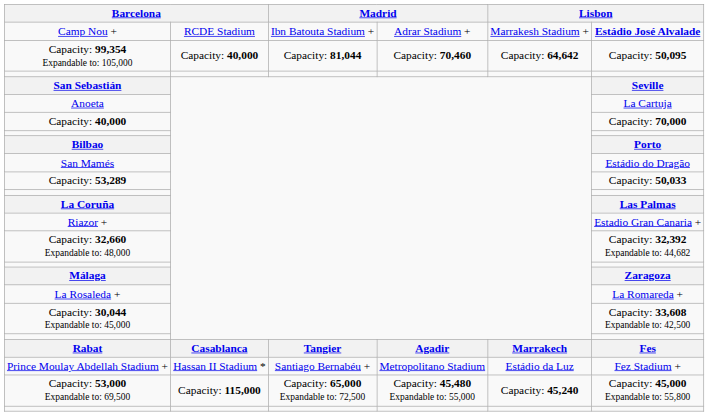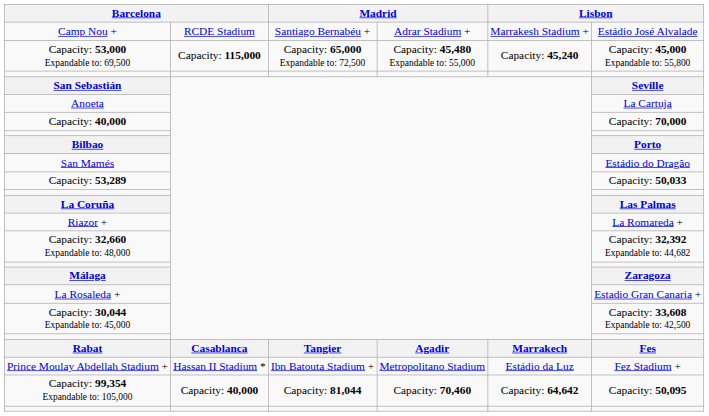(323, 31) Ibn Batouta Stadium + -> (323, 31) Santiago Bernabéu +
(648, 31) bold -> (648, 31) normal
rows swapped: (87, 55) <-> (87, 390)
(648, 222) Estadio Gran Canaria + -> (648, 222) La Romareda +
(648, 294) La Romareda + -> (648, 294) Estadio Gran Canaria +
(323, 366) Santiago Bernabéu + -> (323, 366) Ibn Batouta Stadium +
